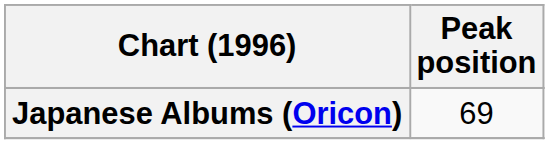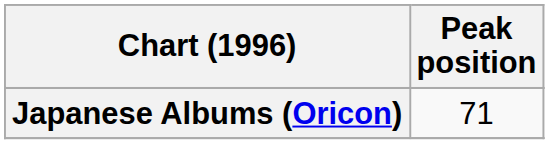(476, 112) 69 -> (476, 112) 71
